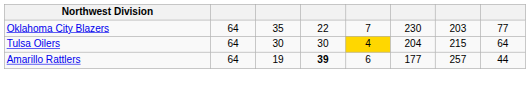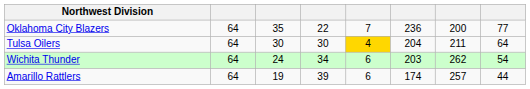(413, 28) 230 -> (413, 28) 236
(458, 28) 203 -> (458, 28) 200
(458, 44) 215 -> (458, 44) 211
+ row: (43, 60)
(323, 60) bold -> (323, 76) normal
(413, 60) 177 -> (413, 76) 174
